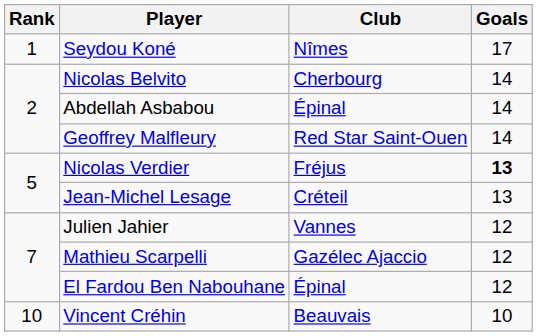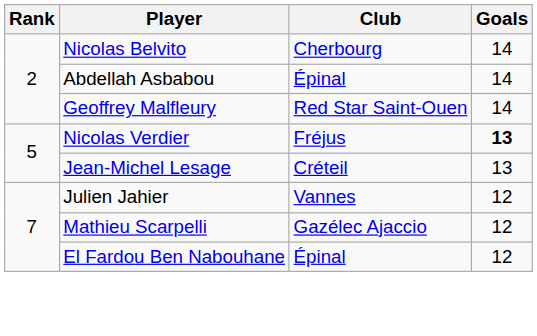- row: (120, 49)
- row: (125, 316)
